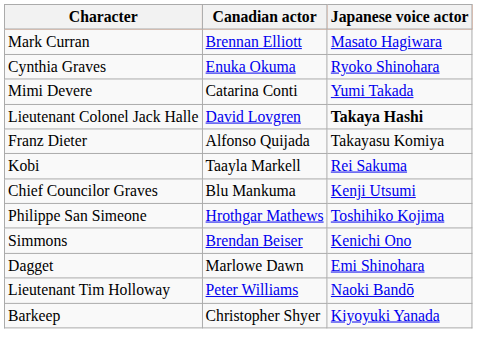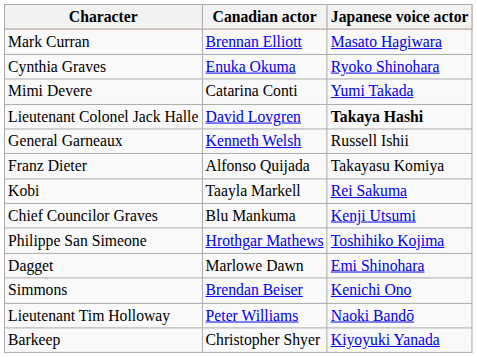+ row: (65, 141)
rows swapped: (38, 240) <-> (31, 265)
